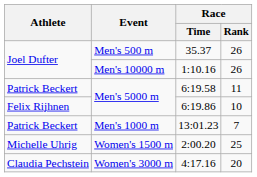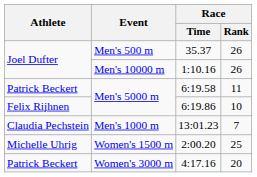(42, 125) Patrick Beckert -> (48, 125) Claudia Pechstein
(48, 163) Claudia Pechstein -> (42, 163) Patrick Beckert
